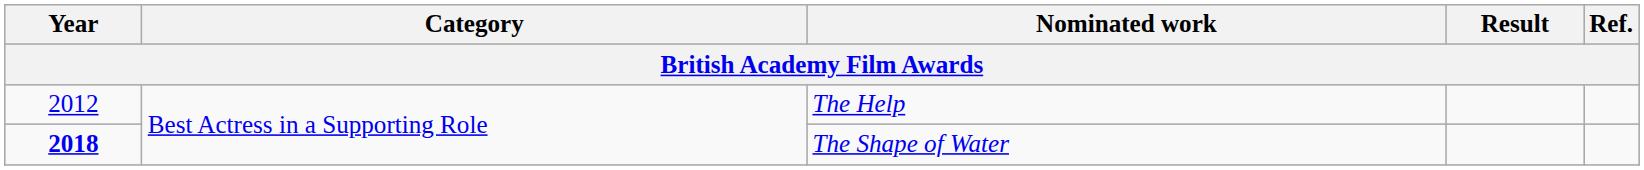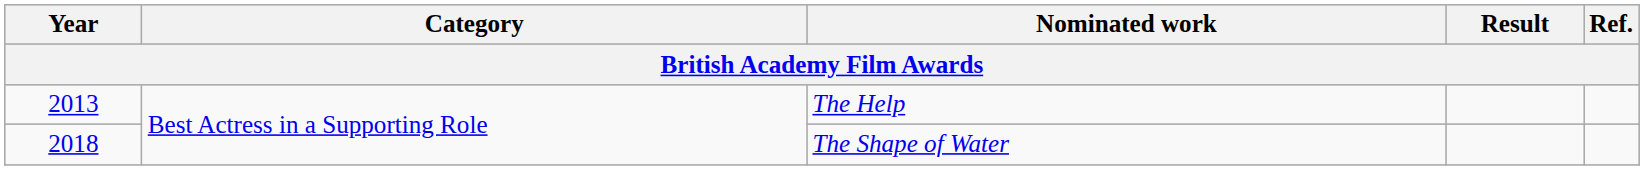(73, 104) 2012 -> (73, 104) 2013
(73, 143) bold -> (73, 143) normal
